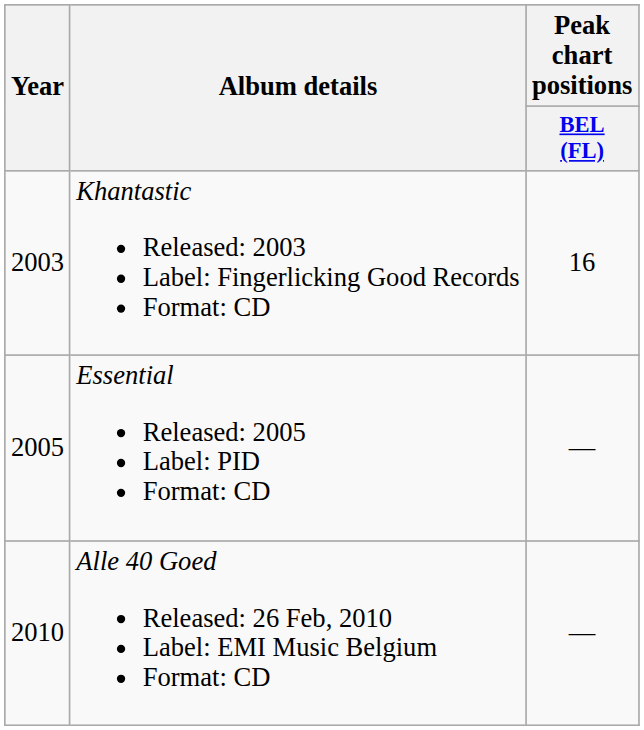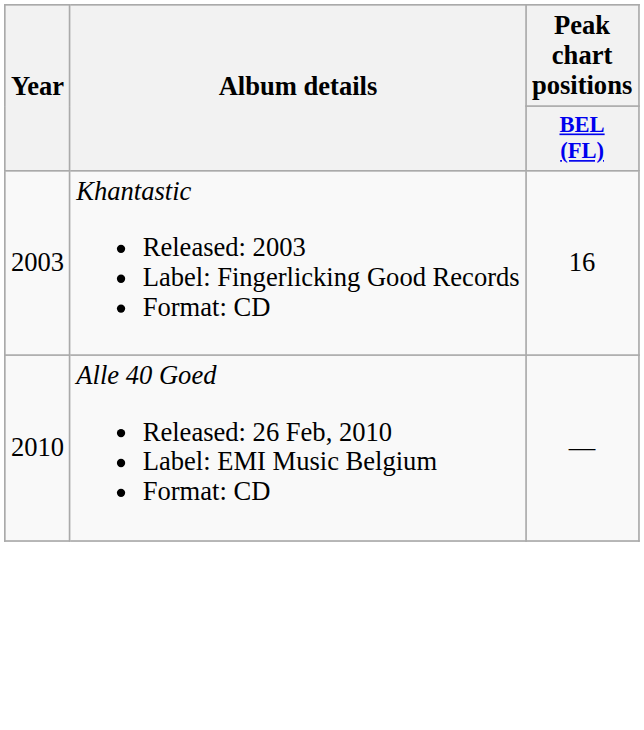- row: (298, 435)
